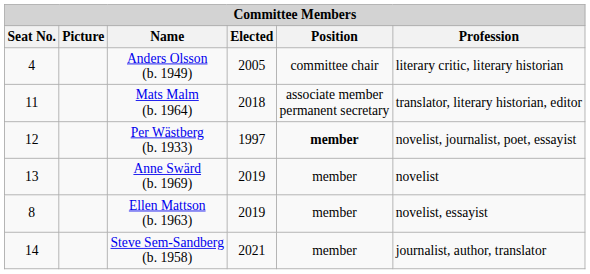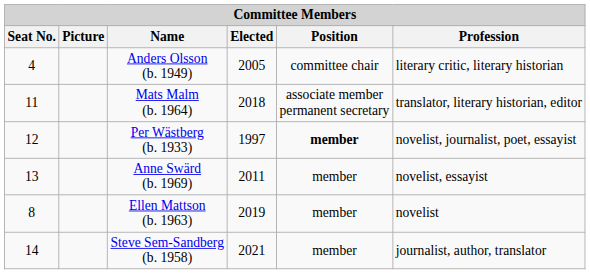(252, 176) 2019 -> (252, 176) 2011
(417, 176) novelist -> (442, 176) novelist, essayist
(442, 213) novelist, essayist -> (417, 213) novelist
